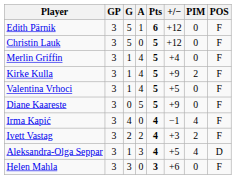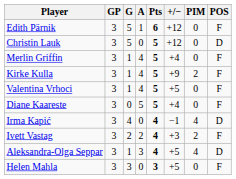(219, 43) F -> (219, 43) D
(174, 105) +9 -> (174, 105) +4
(219, 120) F -> (219, 120) D
(174, 167) +6 -> (174, 167) +5
